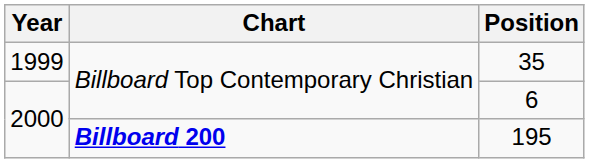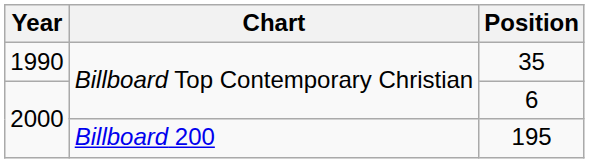(37, 61) 1999 -> (37, 61) 1990
(150, 137) bold -> (145, 137) normal
